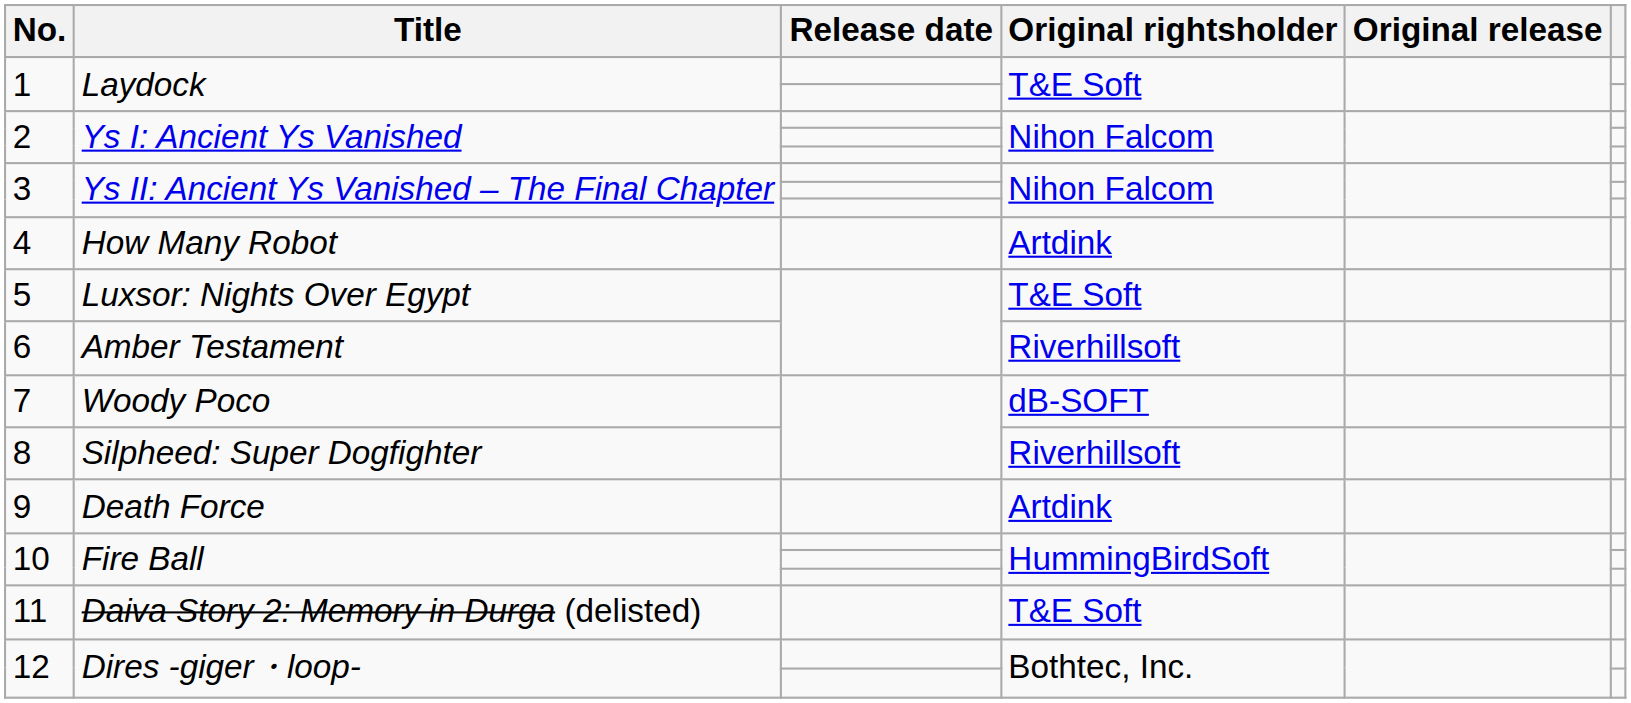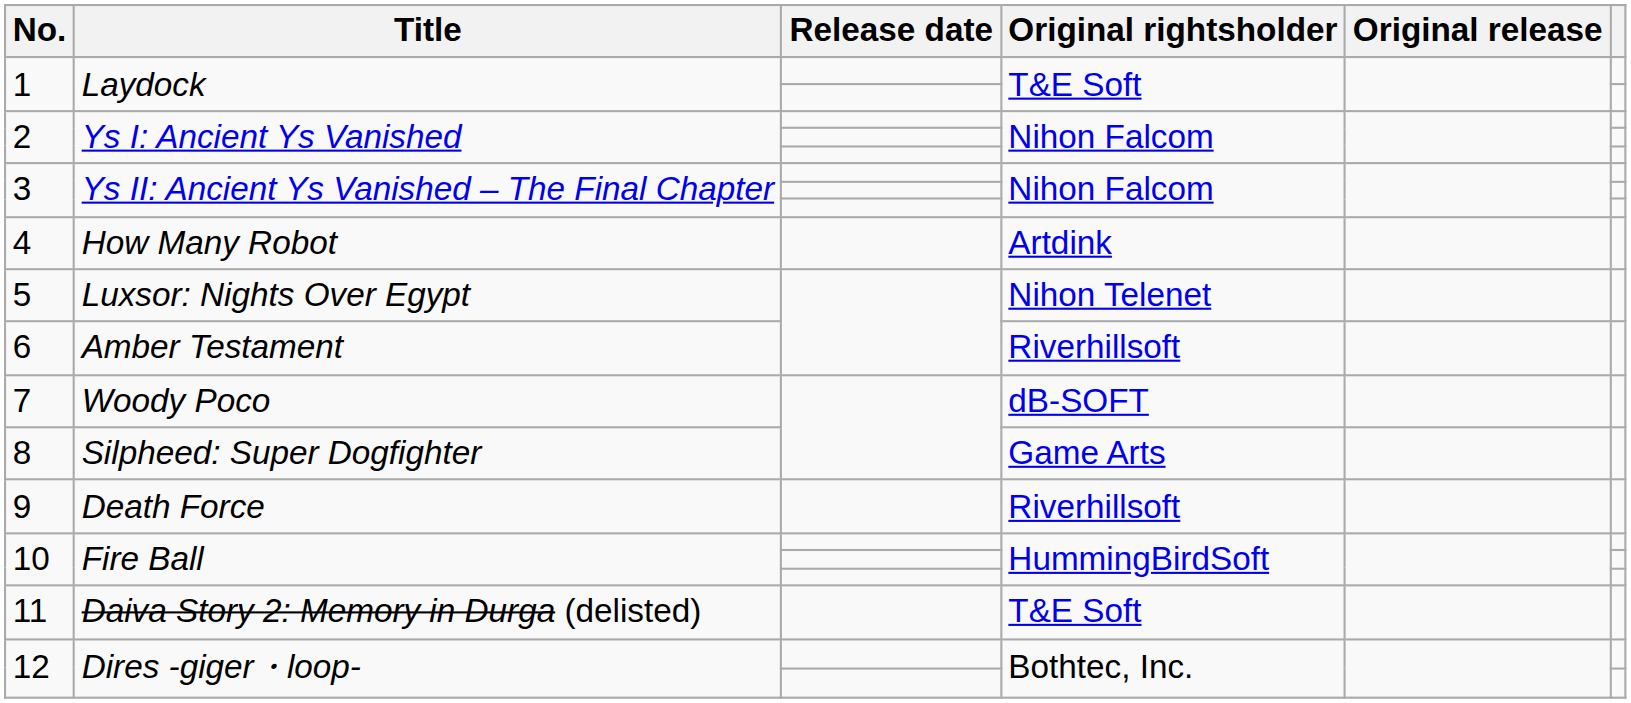(1075, 294) T&E Soft -> (1110, 294) Nihon Telenet
(1094, 453) Riverhillsoft -> (1087, 453) Game Arts
(1060, 505) Artdink -> (1094, 505) Riverhillsoft
